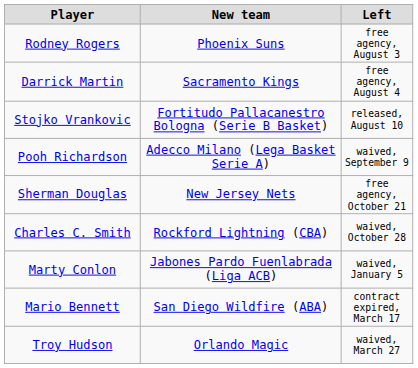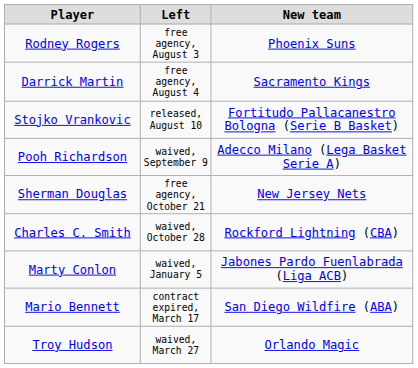columns swapped: (377, 14) <-> (241, 14)
